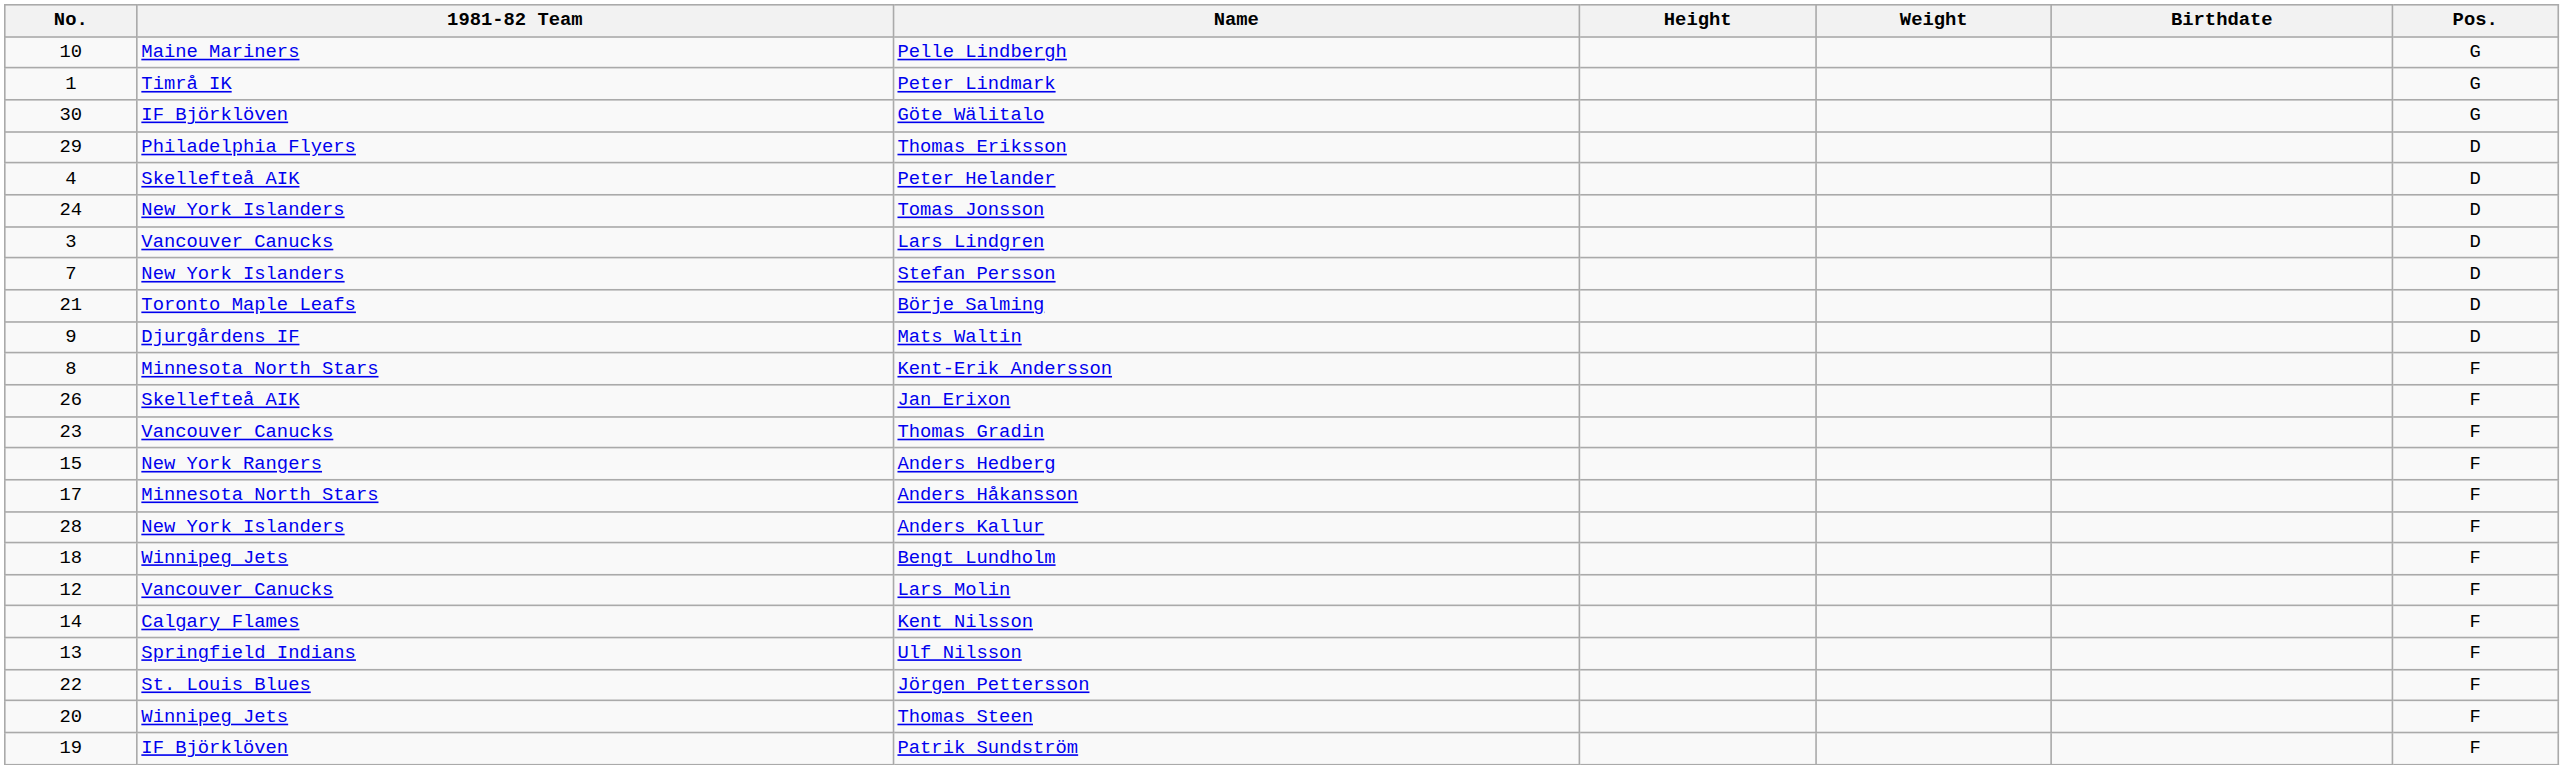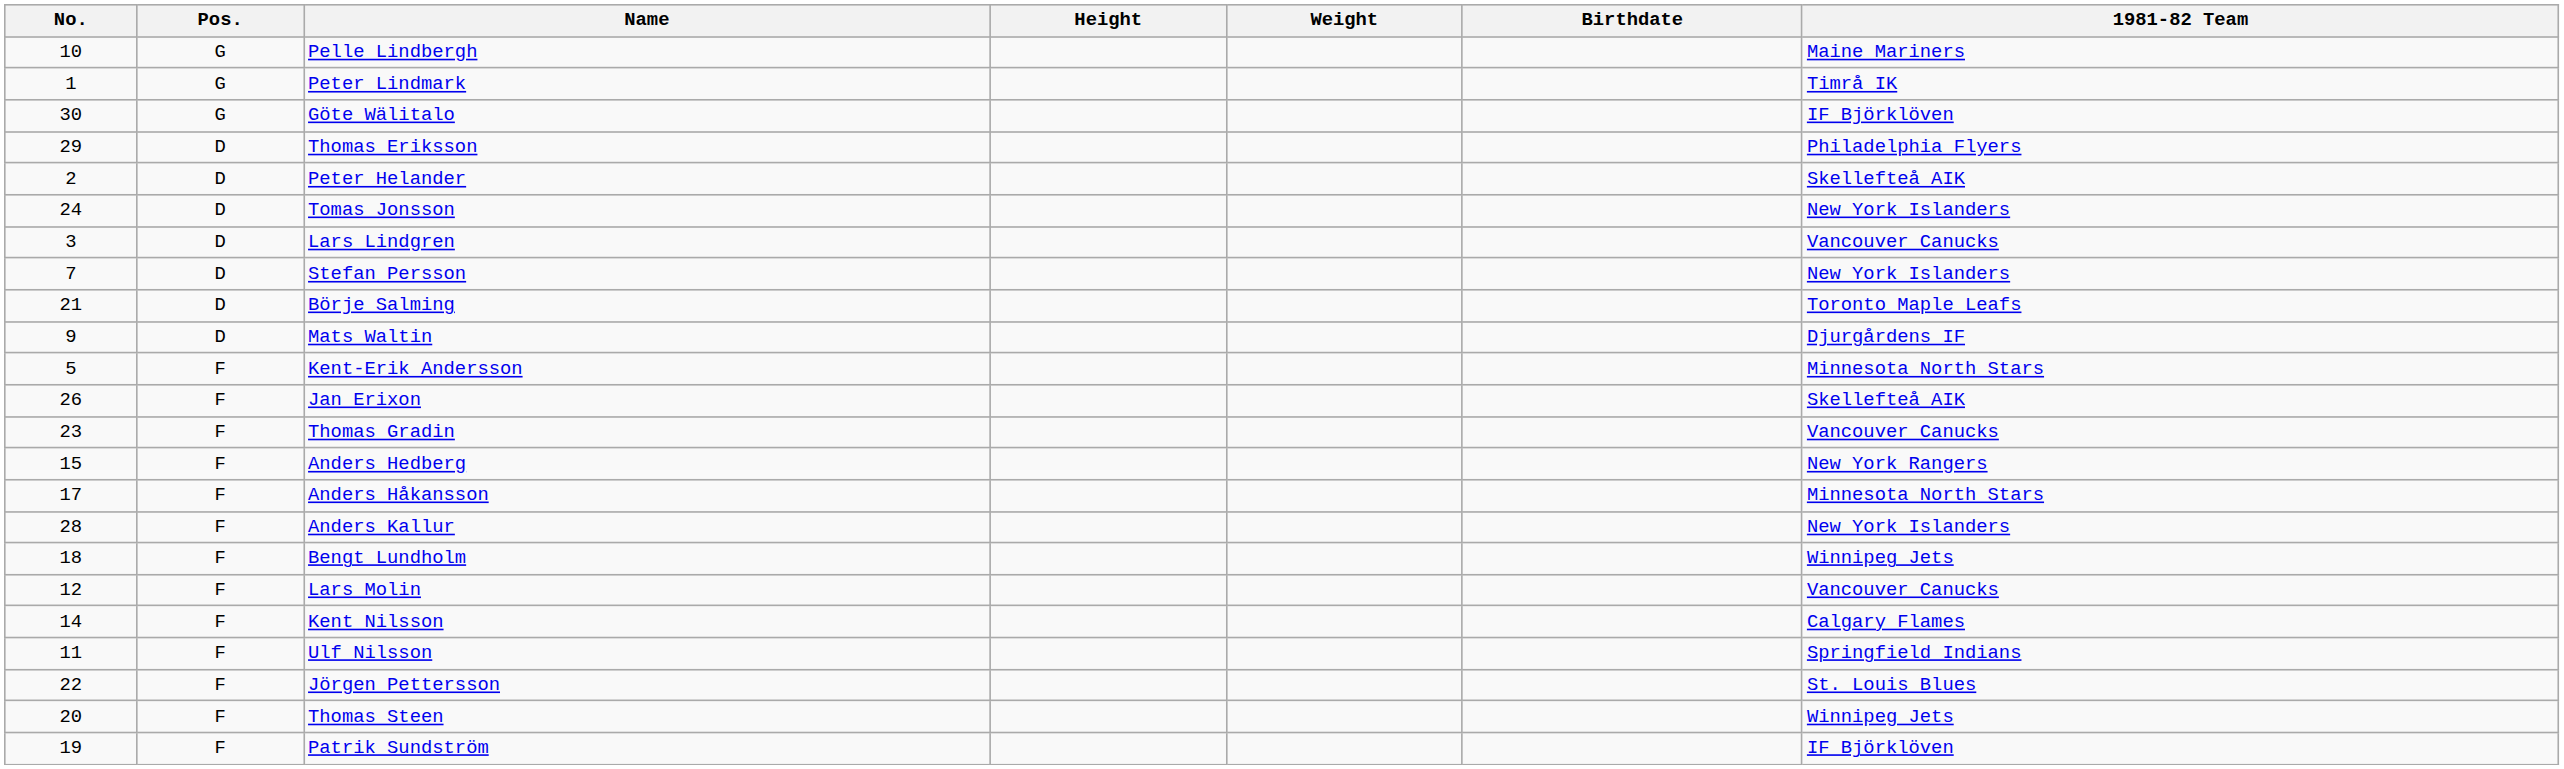columns swapped: (2475, 20) <-> (515, 20)
(71, 179) 4 -> (71, 179) 2
(71, 368) 8 -> (71, 368) 5
(71, 653) 13 -> (71, 653) 11
